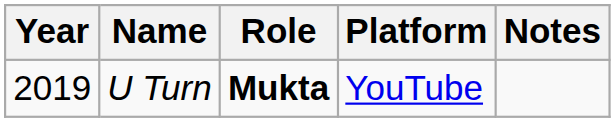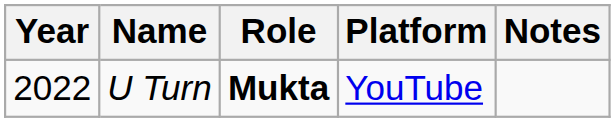(52, 87) 2019 -> (52, 87) 2022
